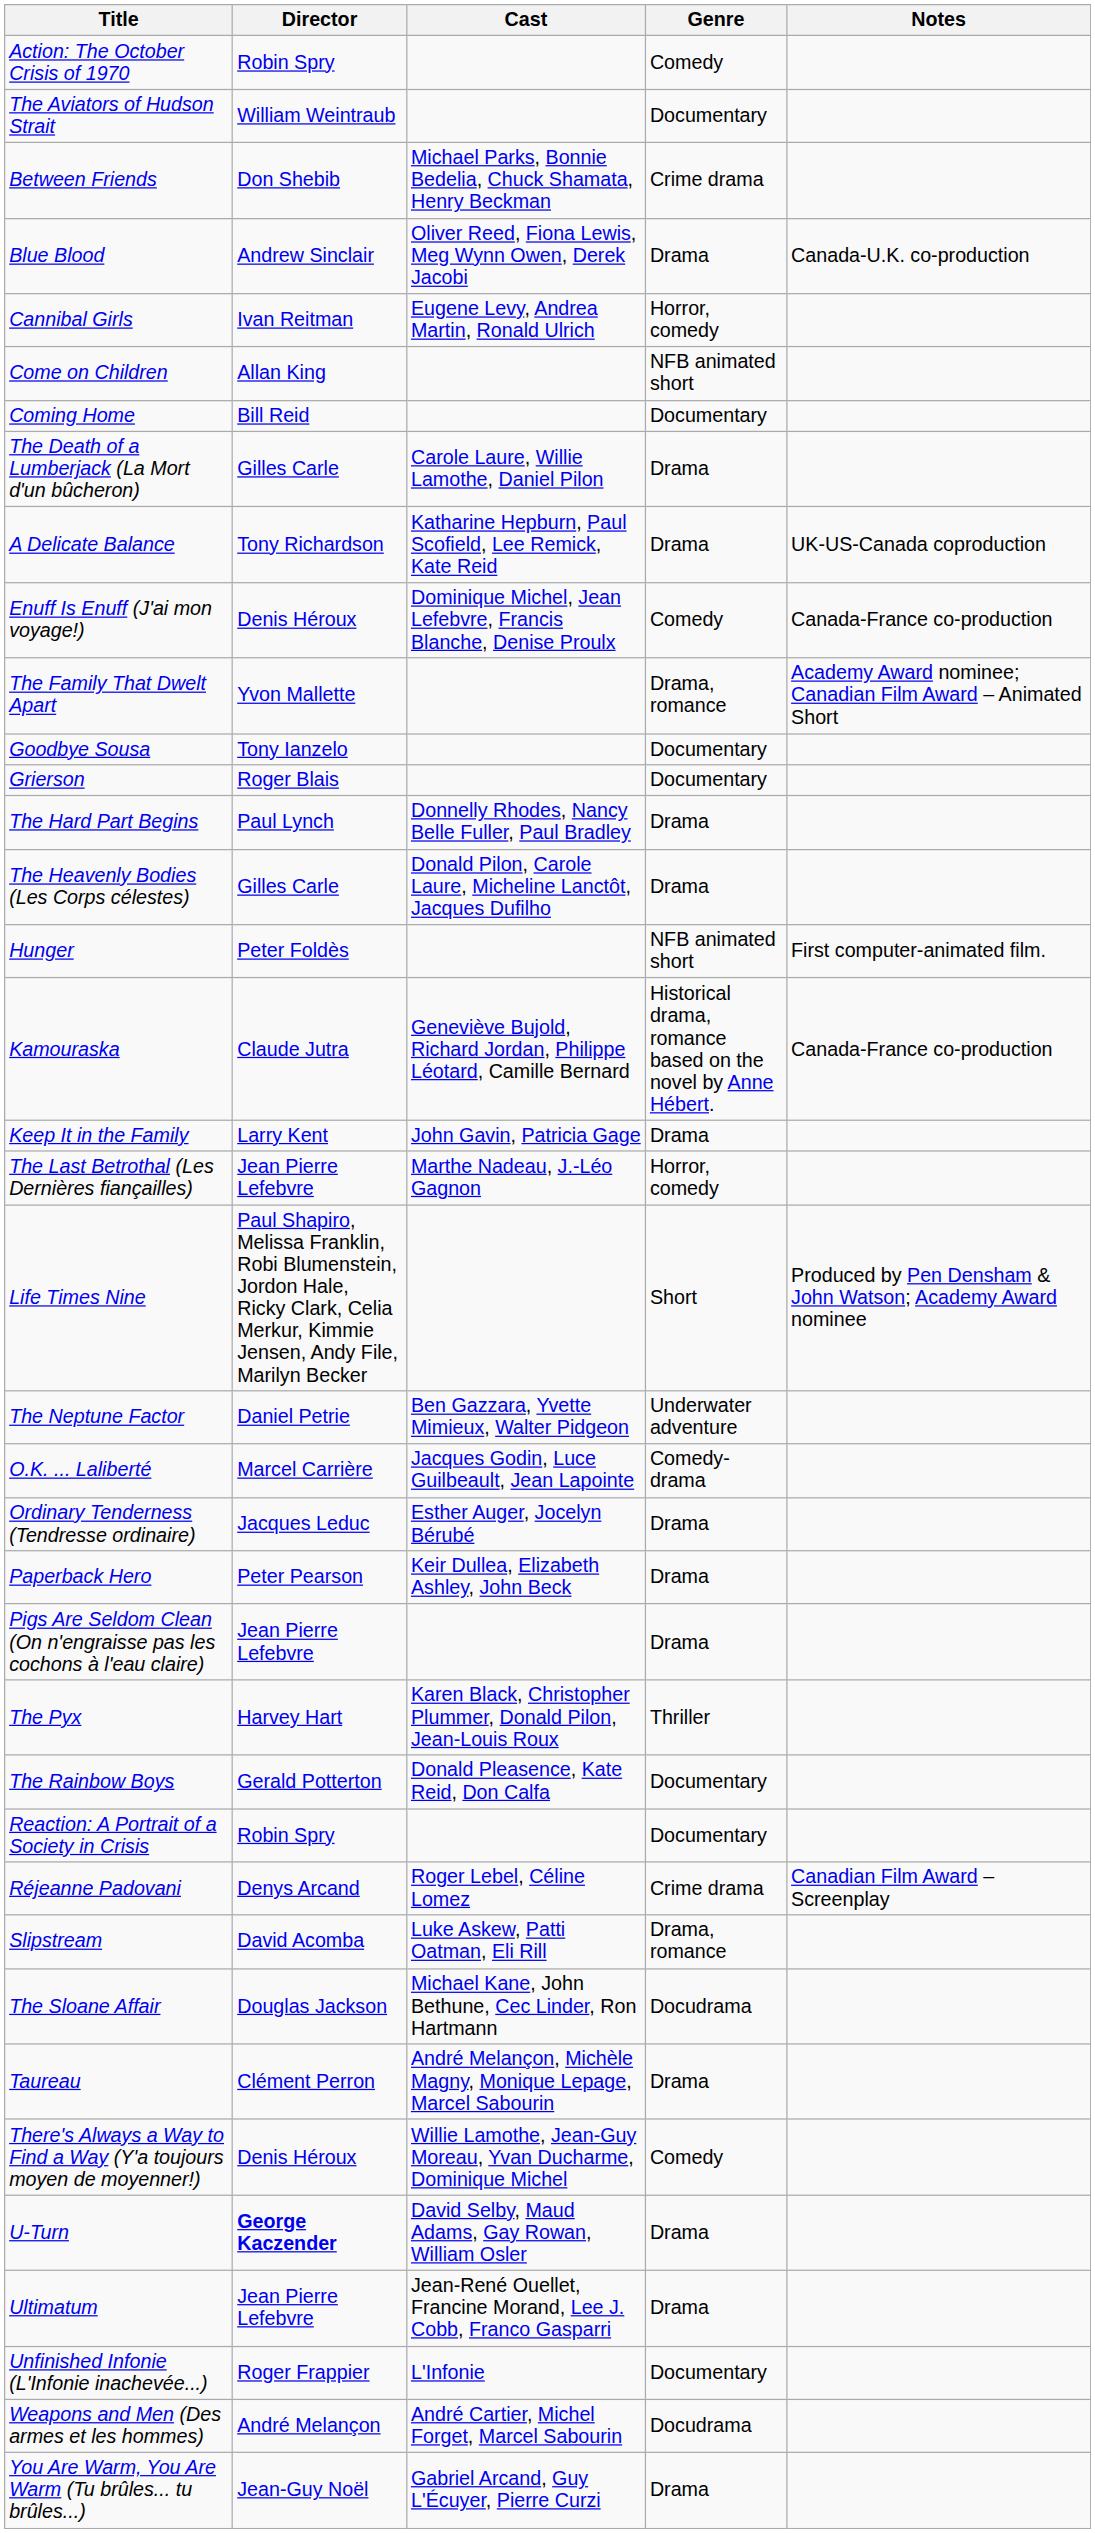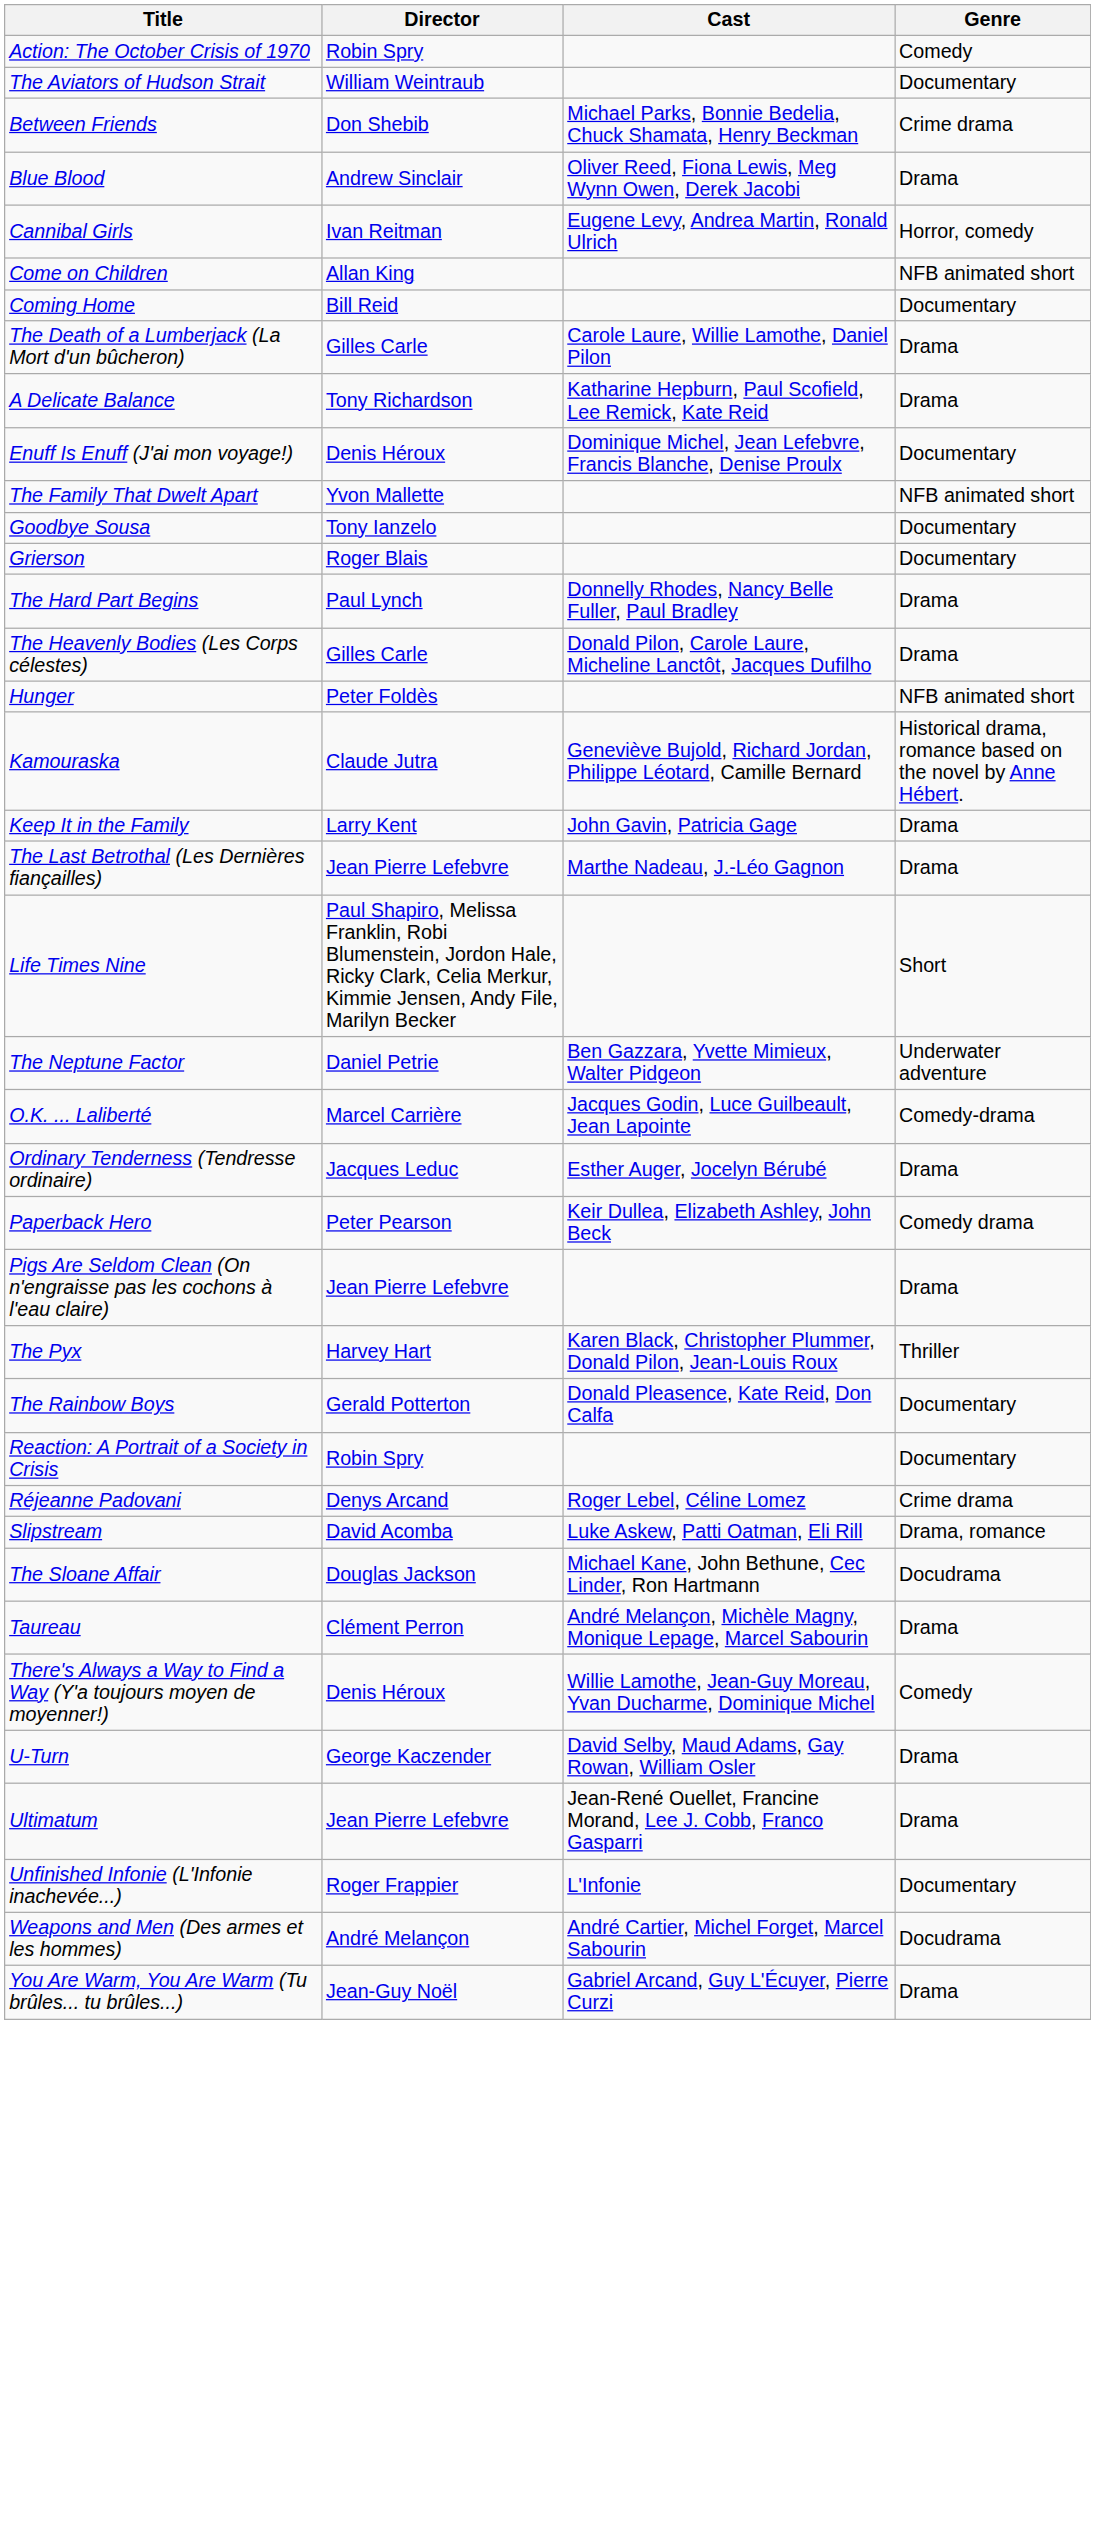- column: (939, 20)
(687, 620) Comedy -> (958, 453) Documentary
(688, 695) Drama, romance -> (987, 496) NFB animated short
(684, 1177) Horror, comedy -> (929, 867) Drama
(679, 1577) Drama -> (966, 1223) Comedy drama
(287, 2232) bold -> (409, 1756) normal
